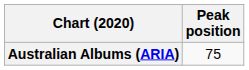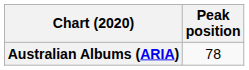(213, 53) 75 -> (213, 53) 78
